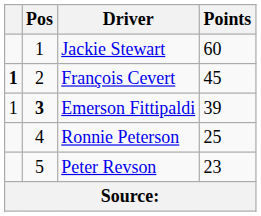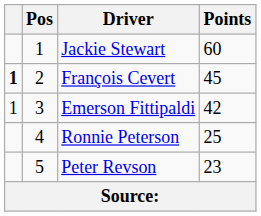(39, 108) bold -> (39, 108) normal
(212, 108) 39 -> (212, 108) 42
